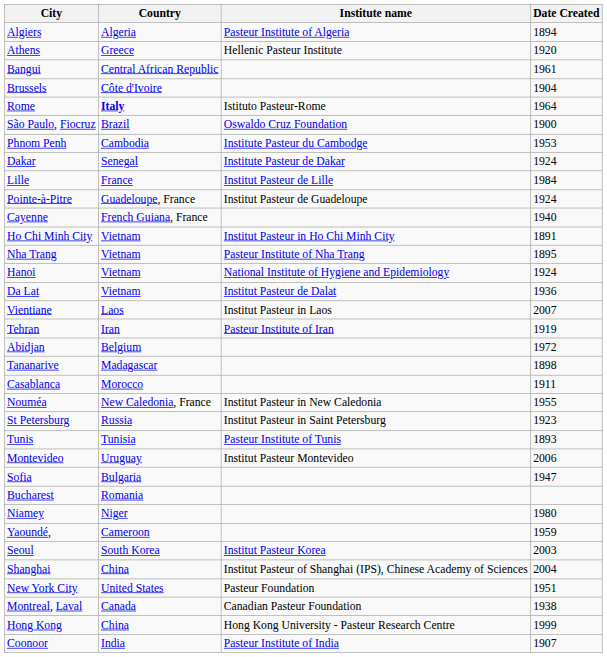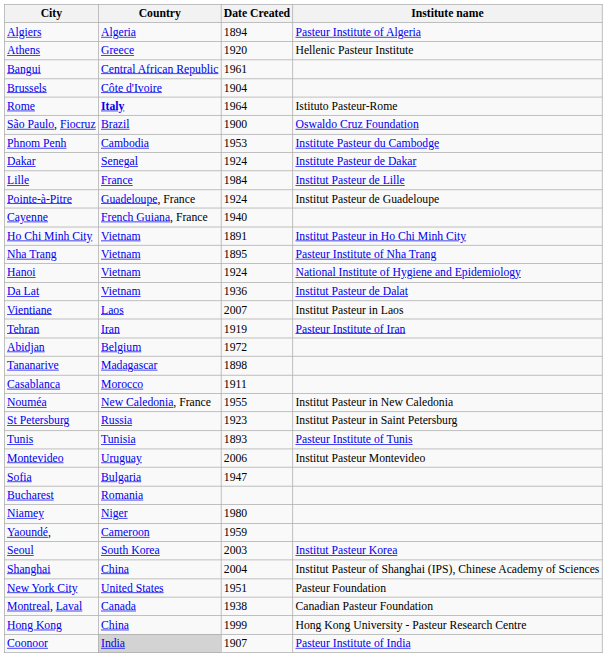columns swapped: (376, 13) <-> (566, 13)
(113, 643) no background -> (113, 643) lightgrey background
